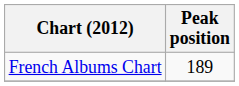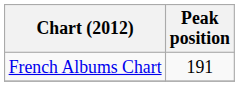(200, 66) 189 -> (200, 66) 191
